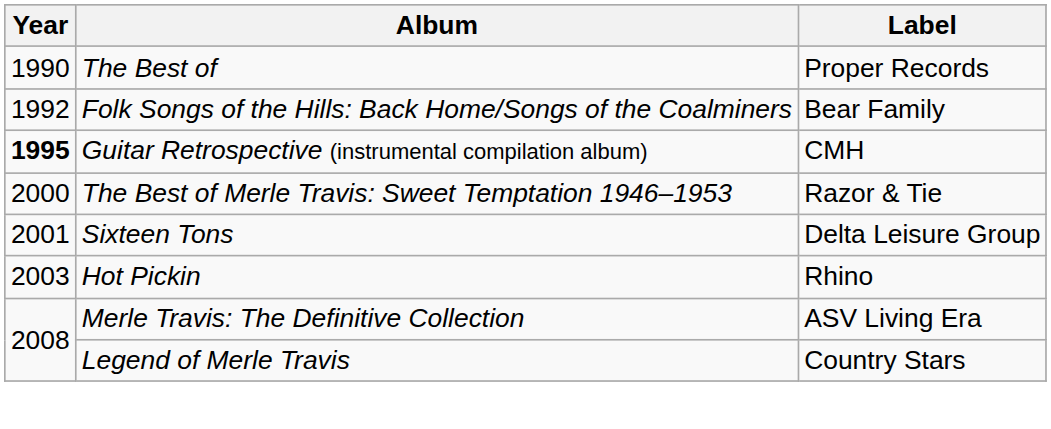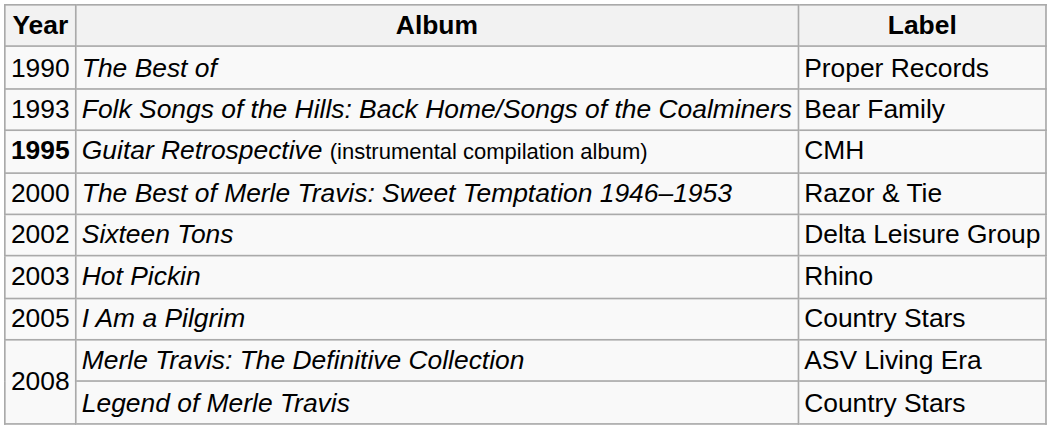(40, 109) 1992 -> (40, 109) 1993
(40, 234) 2001 -> (40, 234) 2002
+ row: (163, 318)
